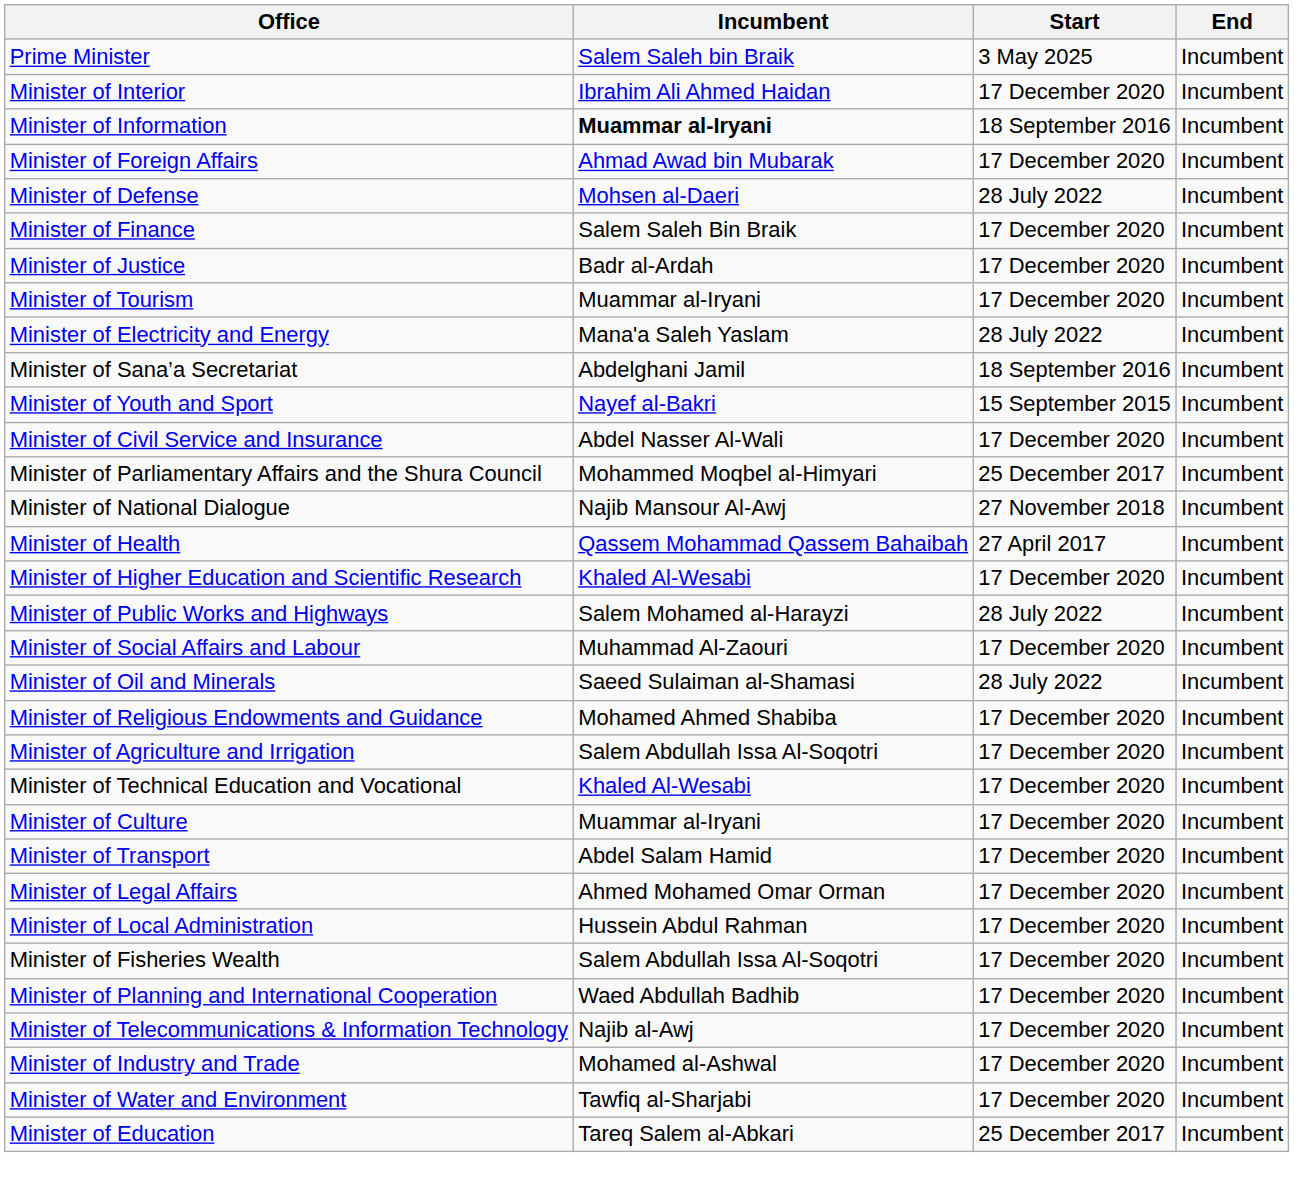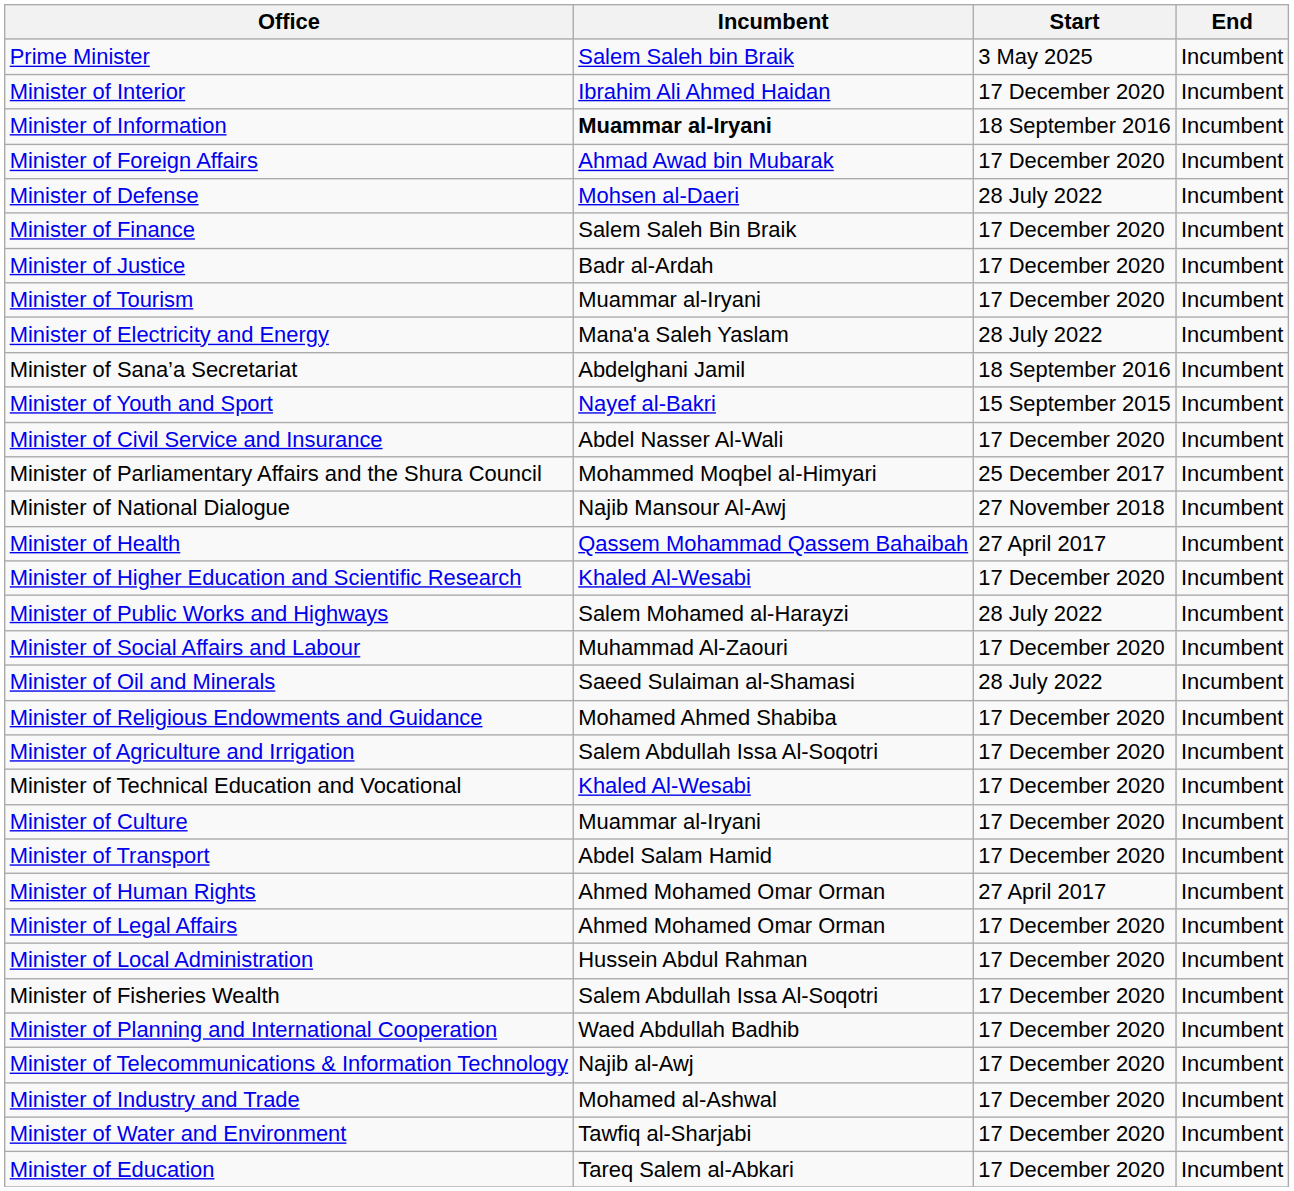+ row: (133, 890)
(1071, 1134) 25 December 2017 -> (1071, 1169) 17 December 2020
